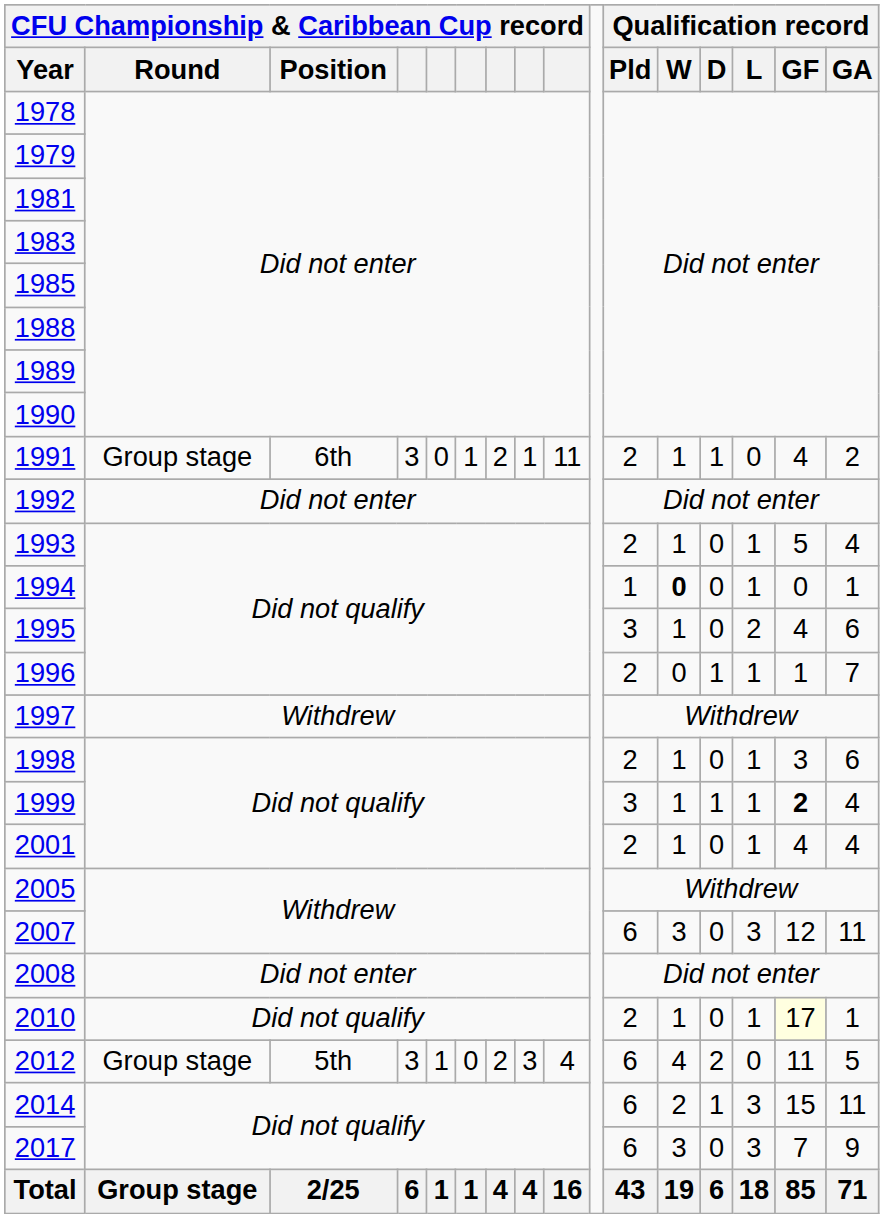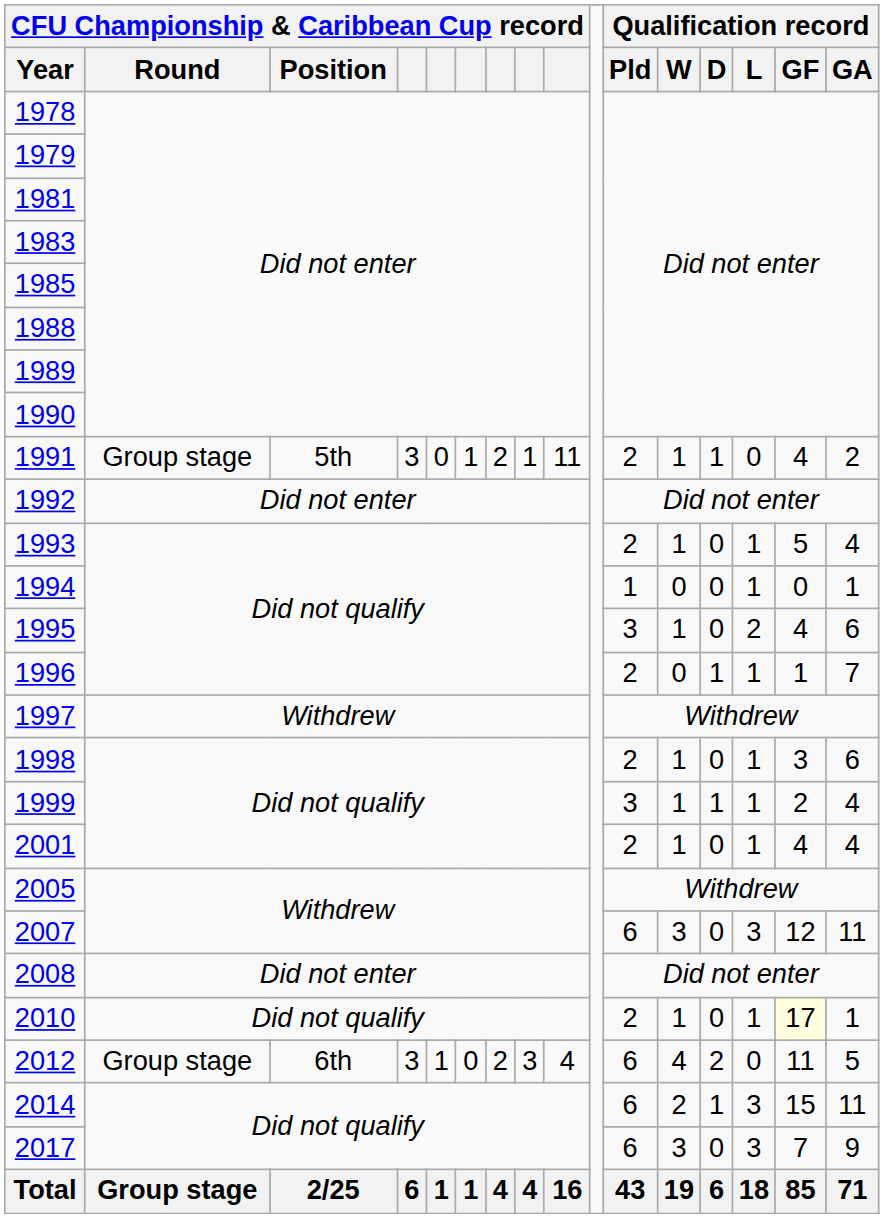(333, 457) 6th -> (333, 457) 5th
(679, 586) bold -> (679, 586) normal
(801, 802) bold -> (801, 802) normal
(333, 1061) 5th -> (333, 1061) 6th
